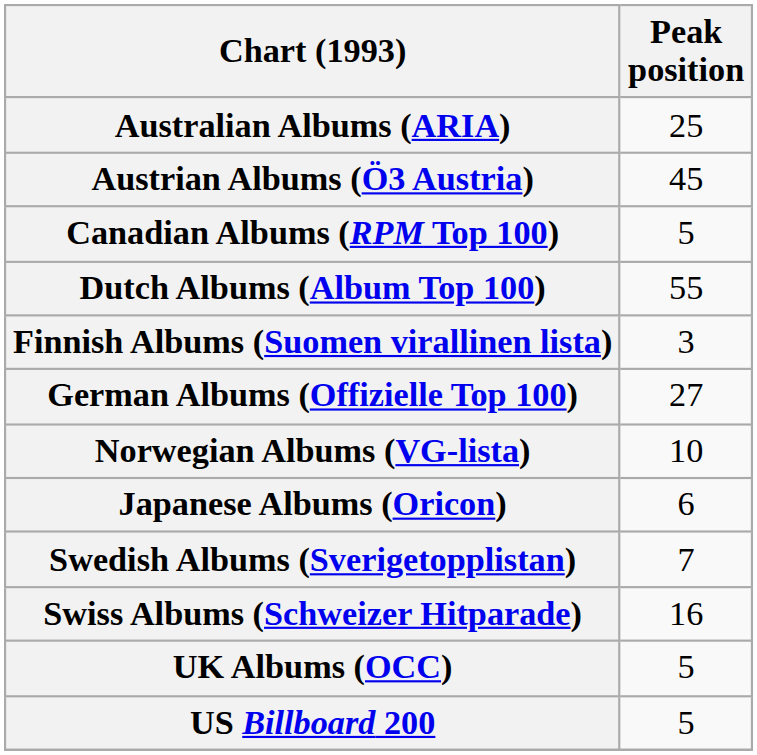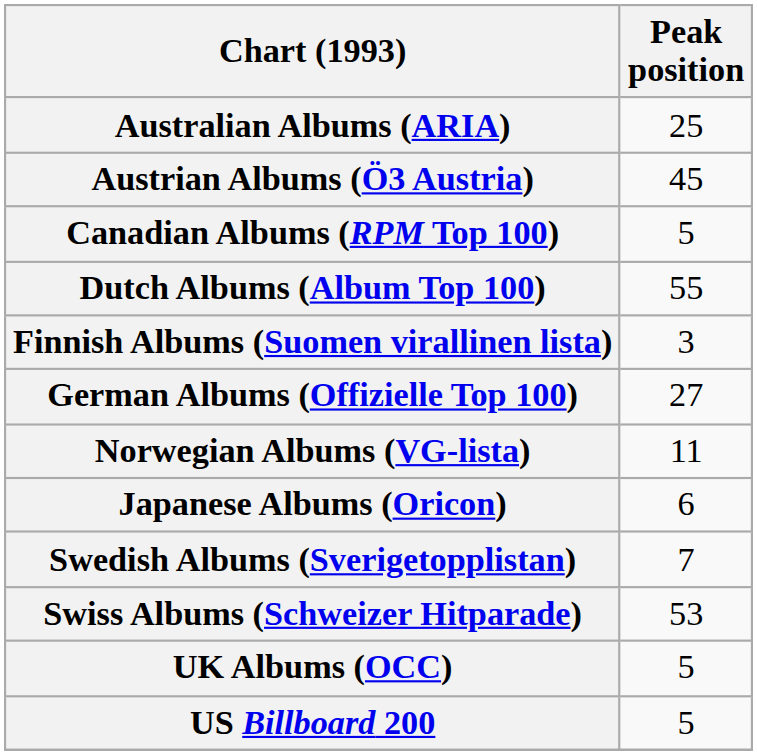(686, 450) 10 -> (686, 450) 11
(686, 613) 16 -> (686, 613) 53
